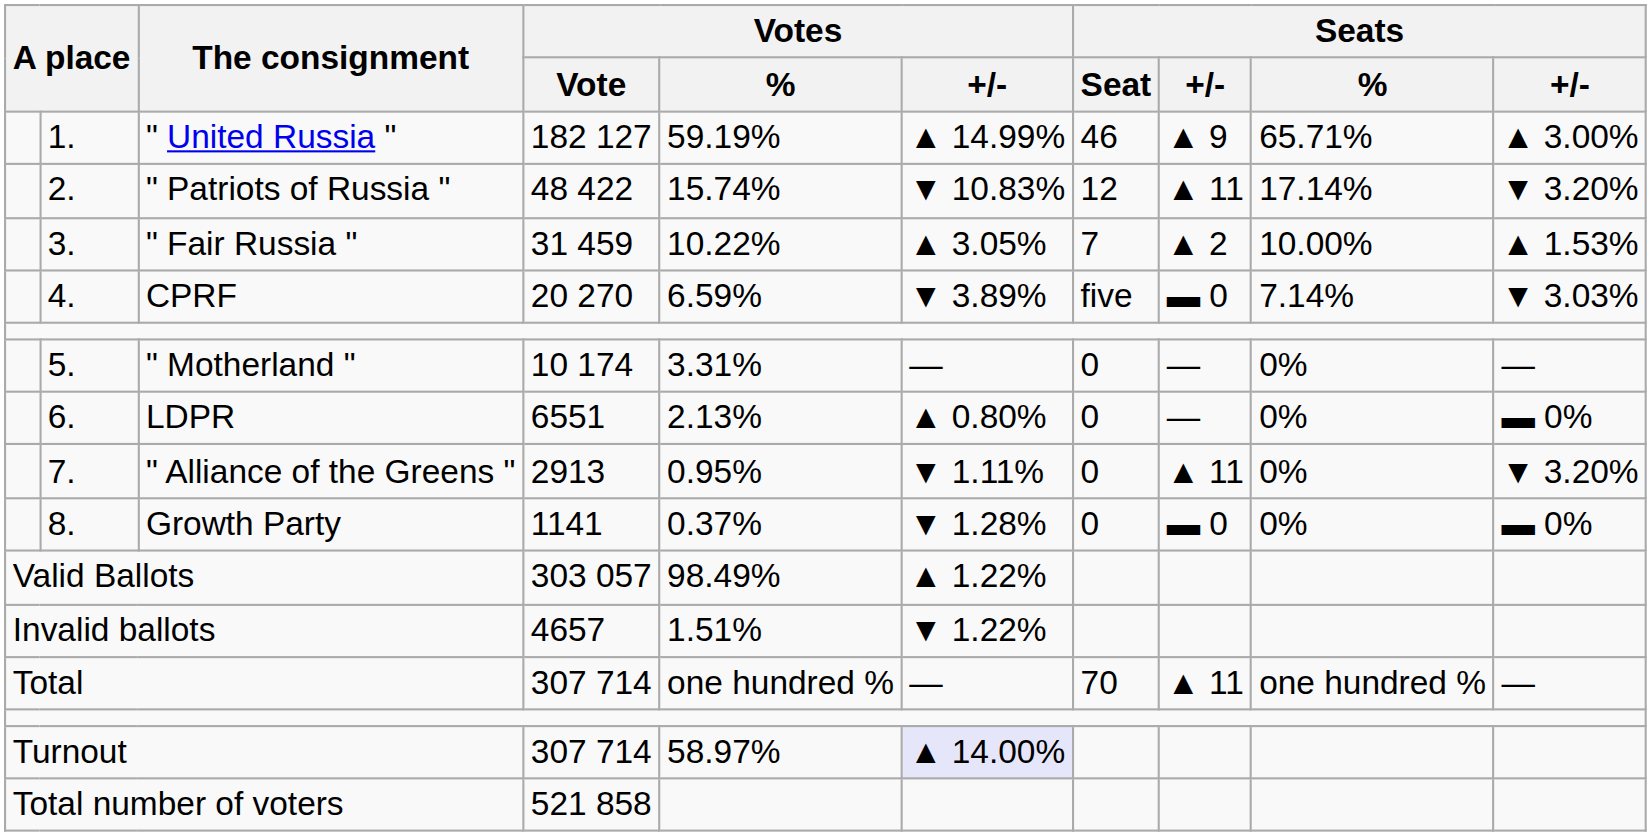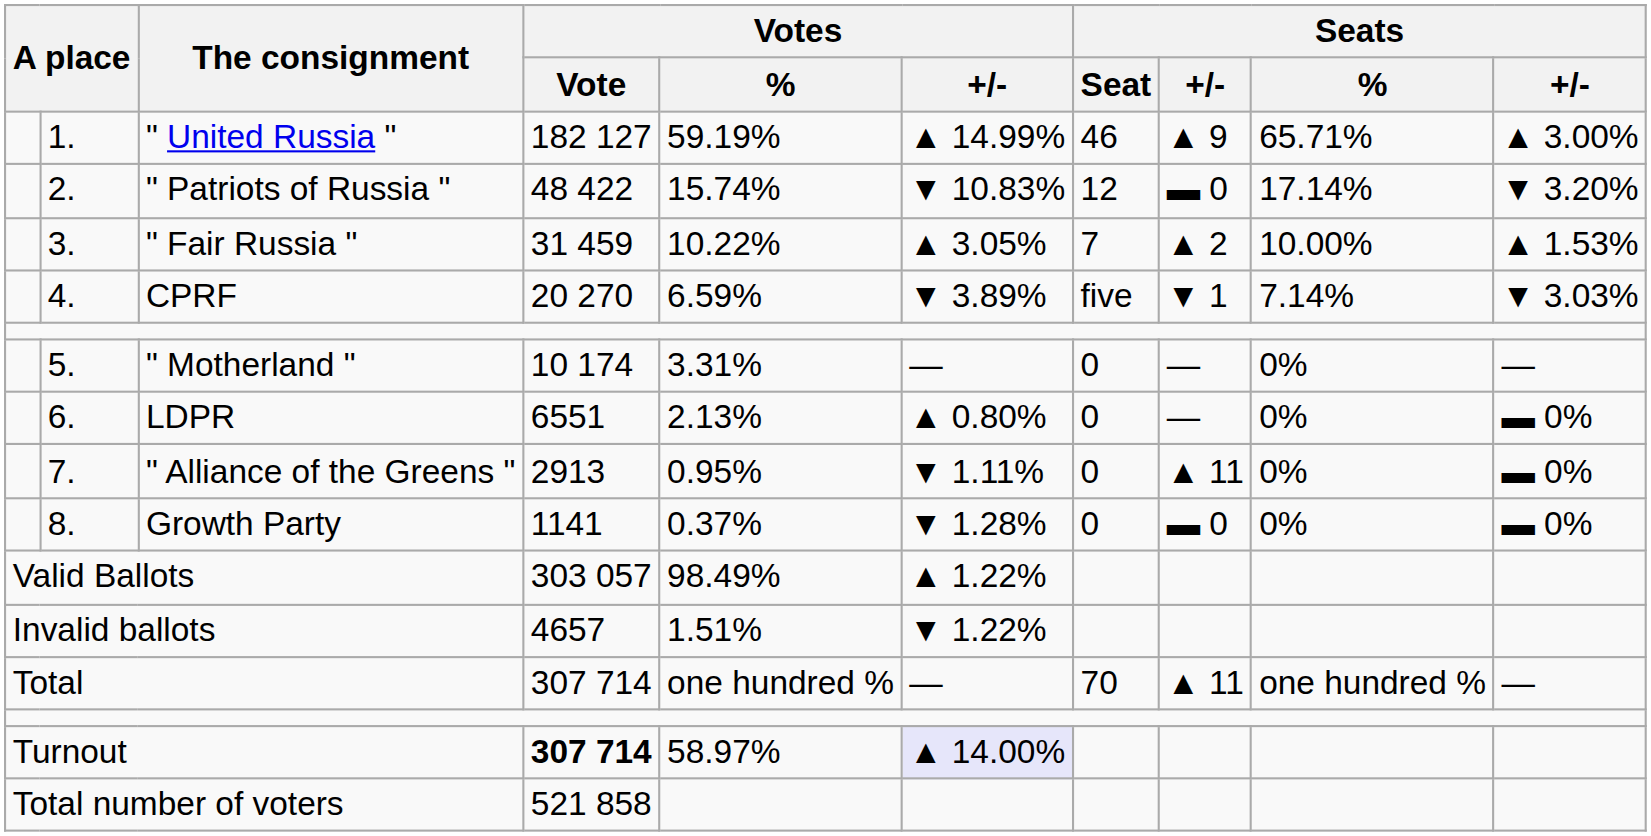(1205, 190) ▲ 11 -> (1197, 190) ▬ 0
(1197, 296) ▬ 0 -> (1197, 296) ▼ 1
(1570, 470) ▼ 3.20% -> (1547, 470) ▬ 0%
(591, 751) normal -> (591, 751) bold
